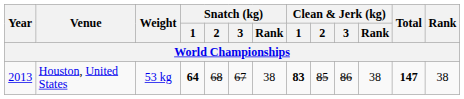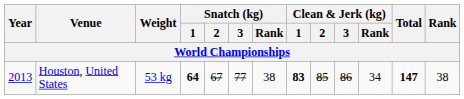(216, 77) 68 -> (216, 77) 67
(240, 77) 67 -> (240, 77) 77
(375, 77) 38 -> (375, 77) 34
